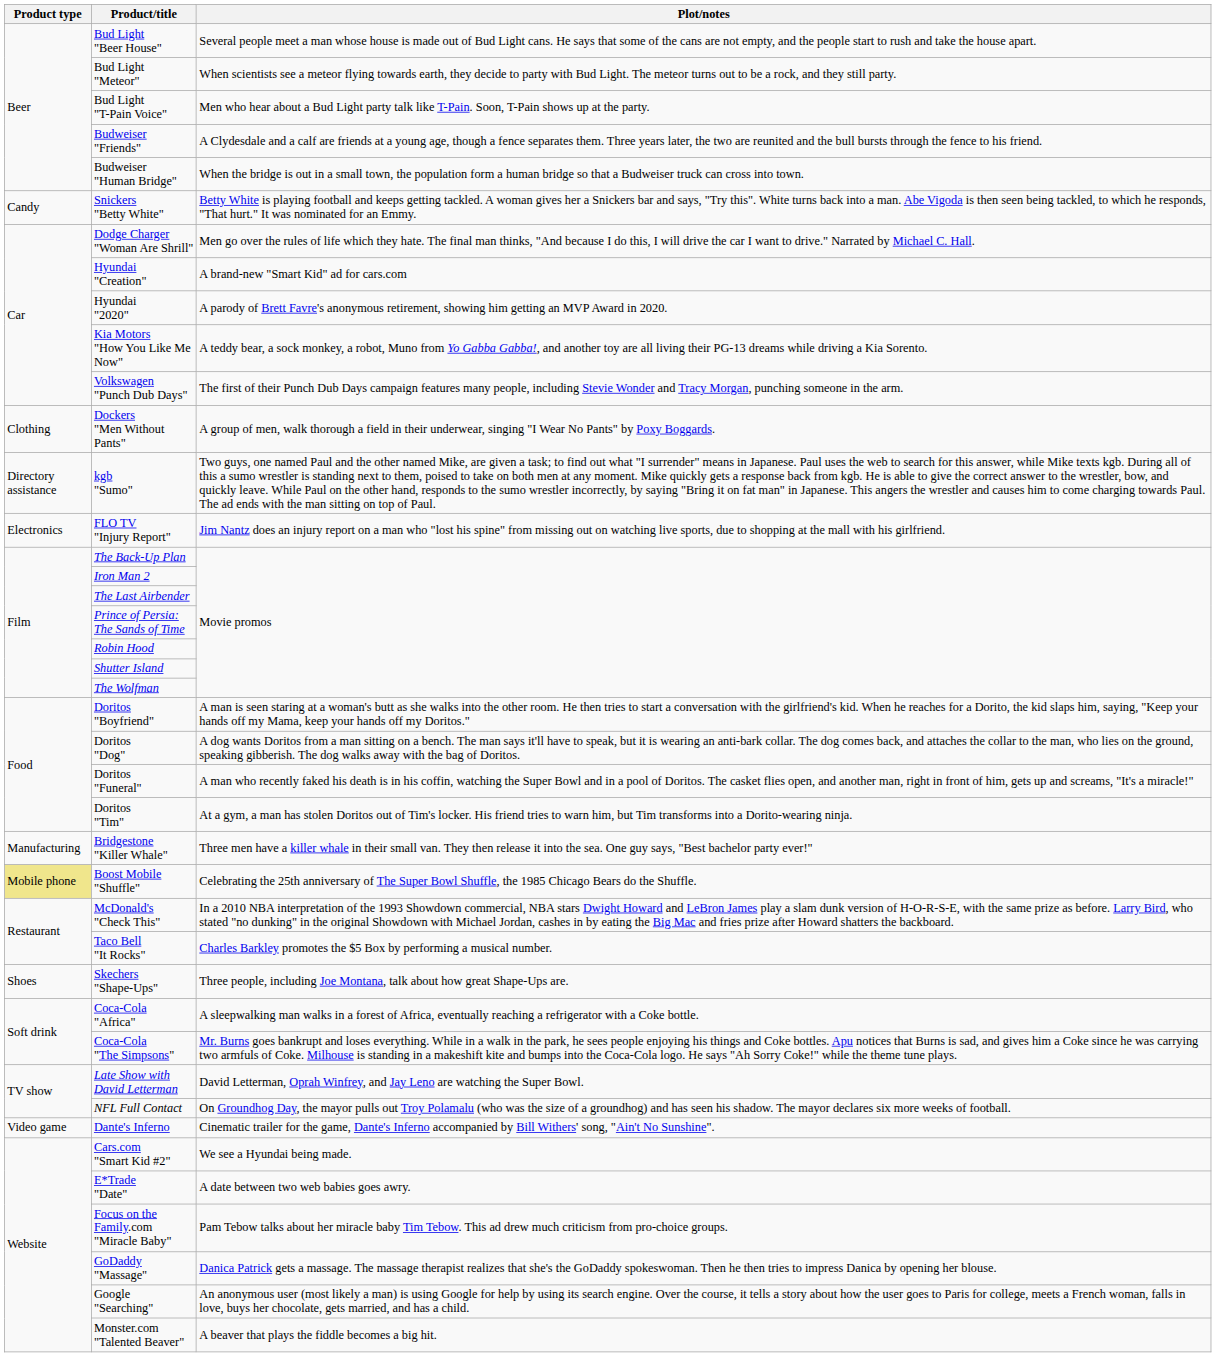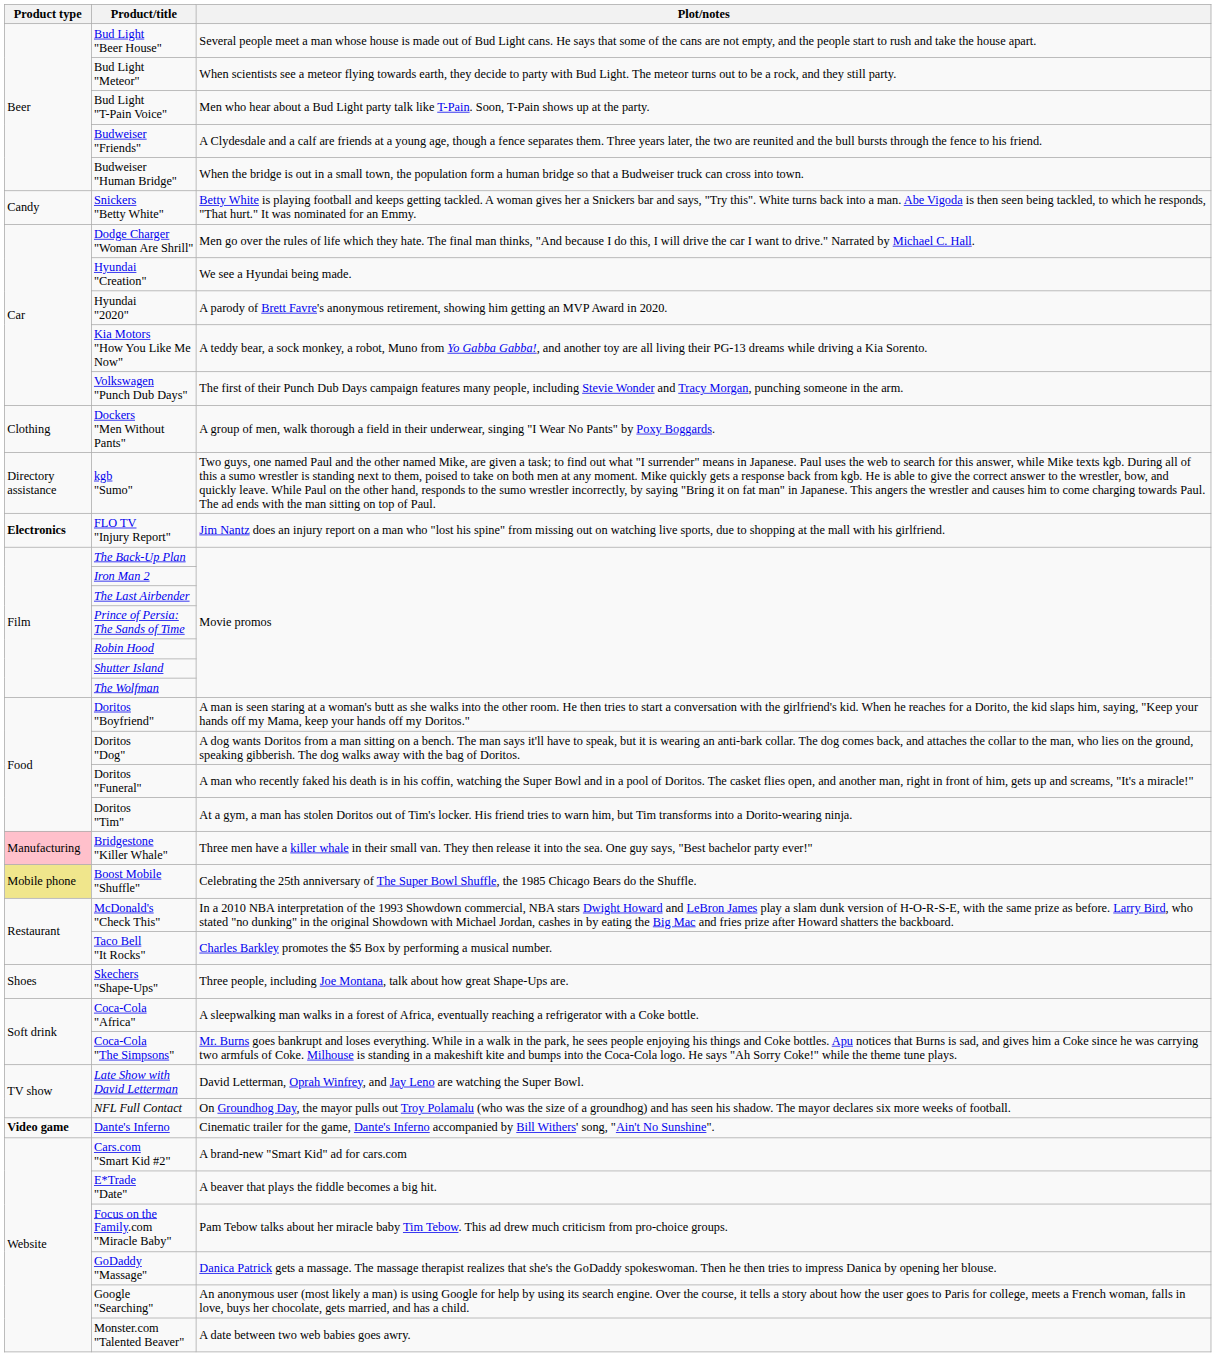(303, 274) A brand-new "Smart Kid" ad for cars.com -> (275, 274) We see a Hyundai being made.
(35, 530) normal -> (37, 530) bold
(44, 847) no background -> (44, 847) pink background
(37, 1127) normal -> (38, 1127) bold
(275, 1154) We see a Hyundai being made. -> (303, 1154) A brand-new "Smart Kid" ad for cars.com
(305, 1187) A date between two web babies goes awry. -> (318, 1187) A beaver that plays the fiddle becomes a big hit.
(318, 1335) A beaver that plays the fiddle becomes a big hit. -> (305, 1335) A date between two web babies goes awry.
